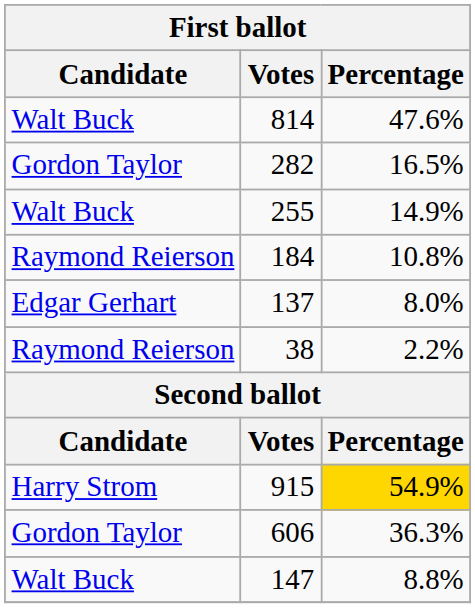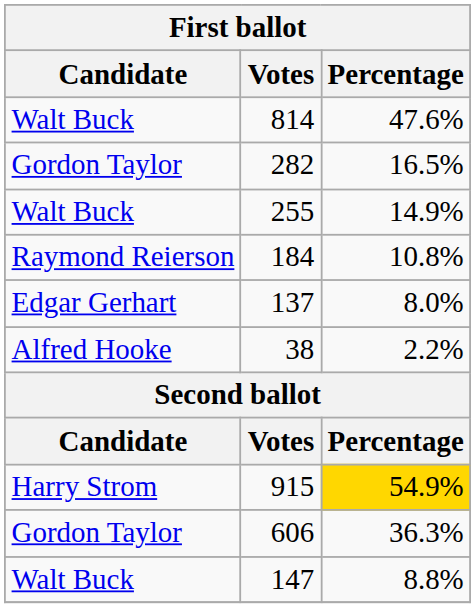(123, 348) Raymond Reierson -> (92, 348) Alfred Hooke
